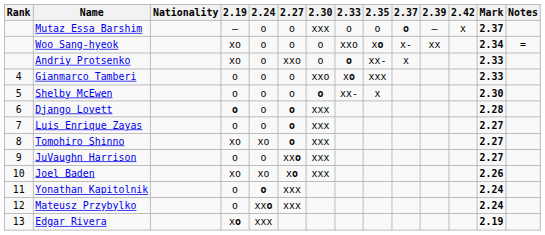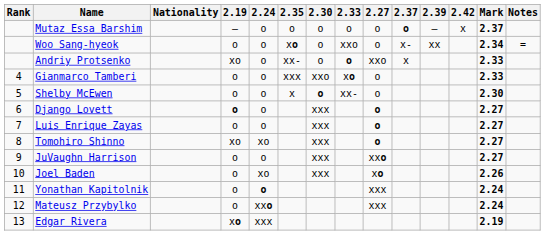columns swapped: (292, 12) <-> (377, 12)
(320, 29) xxx -> (320, 29) o
(235, 45) xo -> (235, 45) o
(491, 109) 2.28 -> (491, 109) 2.27
(235, 173) xo -> (235, 173) o
